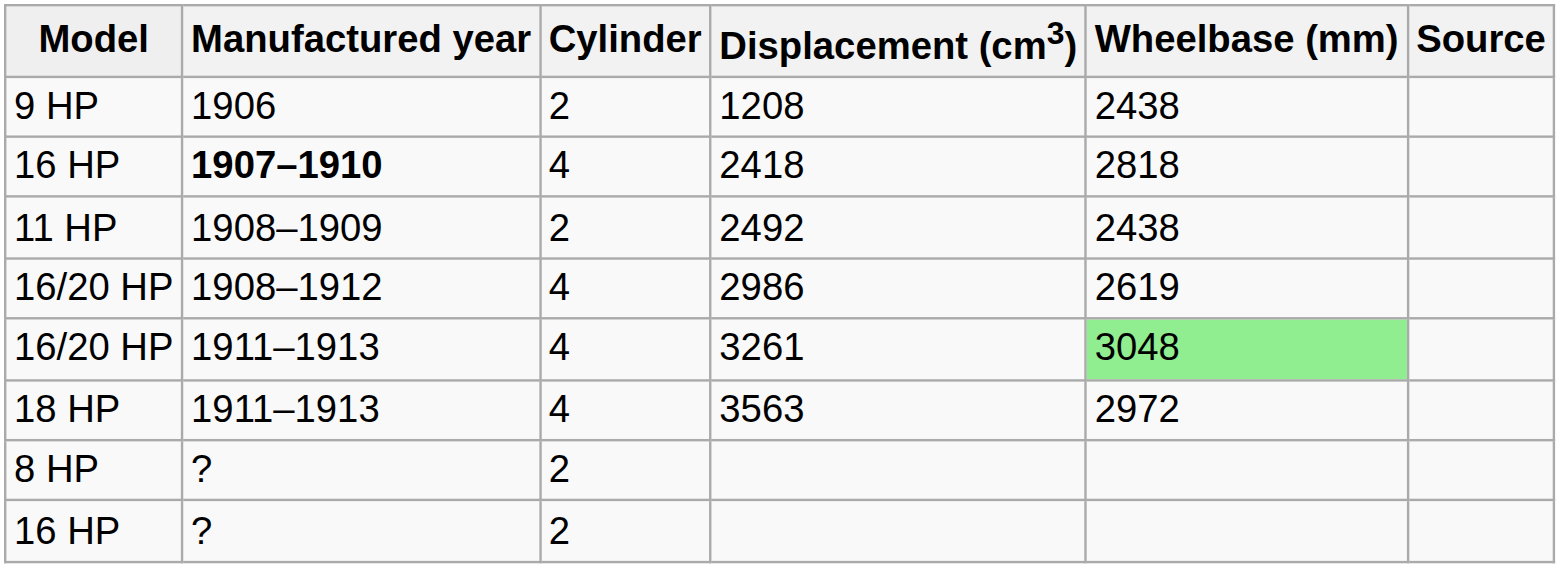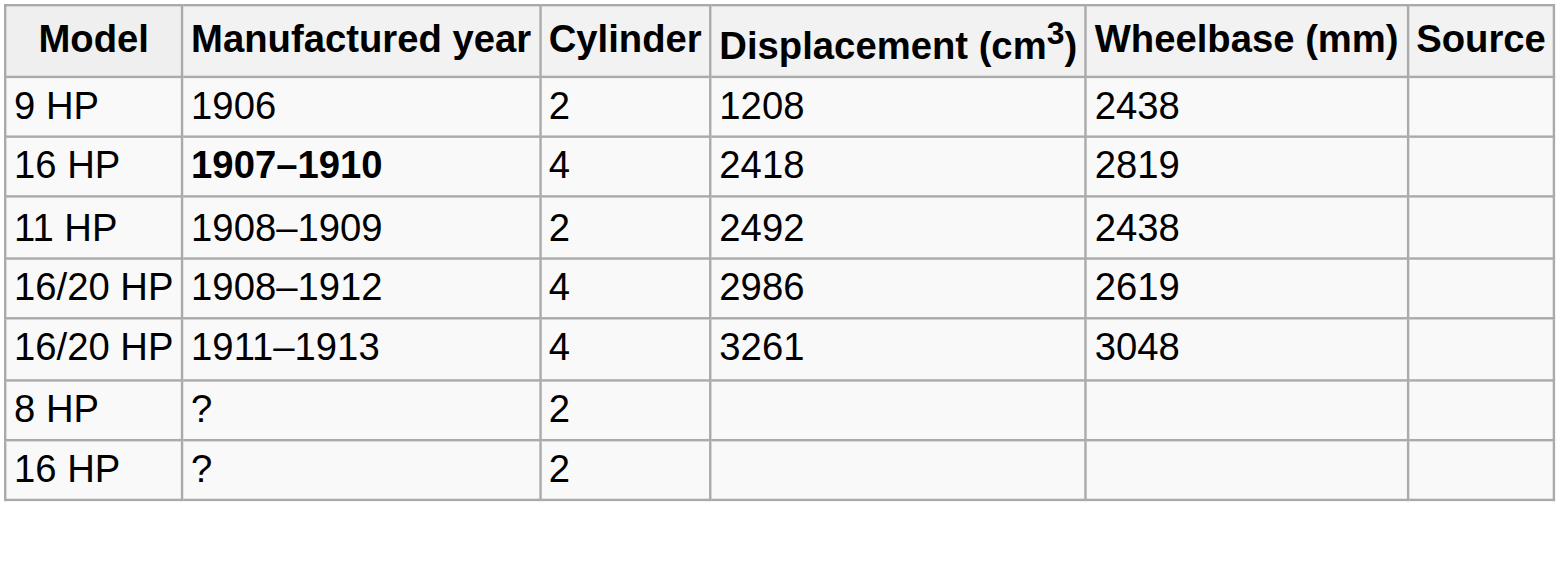(1137, 166) 2818 -> (1137, 166) 2819
(1137, 348) lightgreen background -> (1137, 348) no background
- row: (67, 409)
